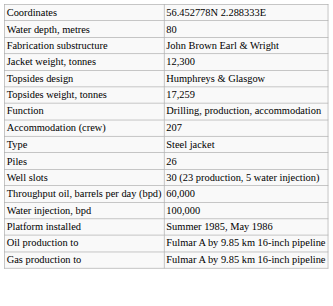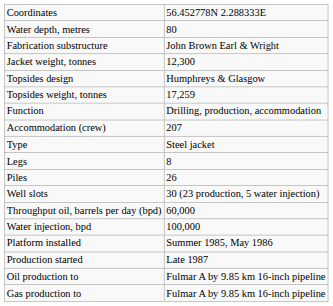+ row: (17, 161)
+ row: (45, 260)
